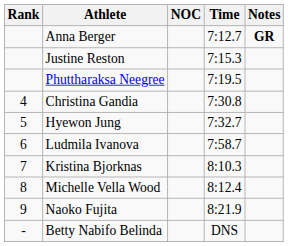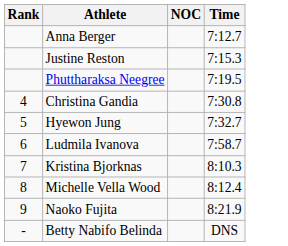- column: (264, 15)
